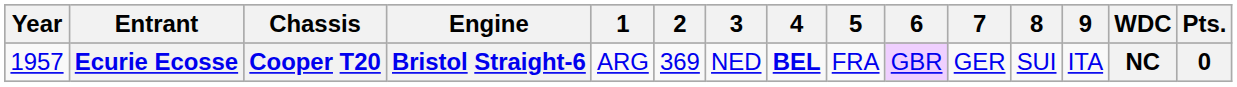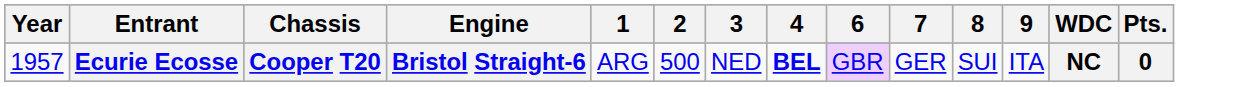- column: (856, 24)
(680, 62) 369 -> (680, 62) 500
